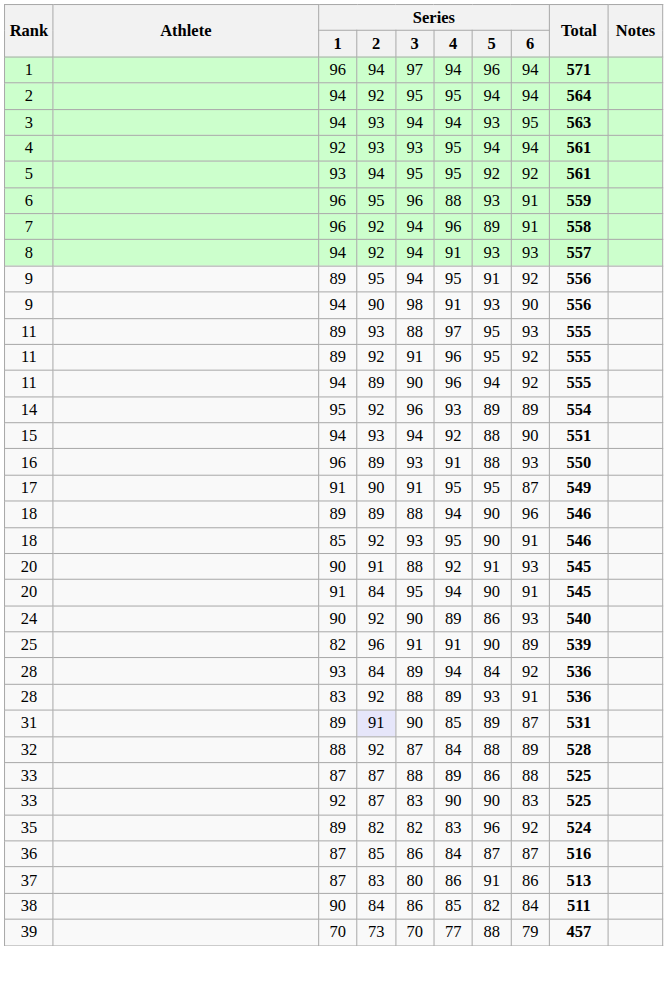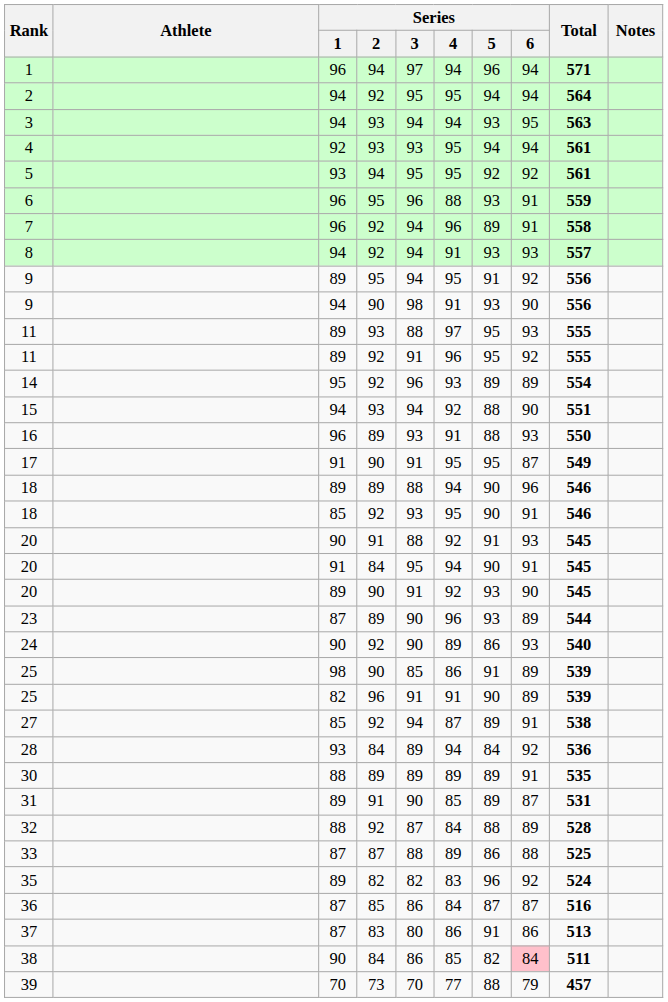- row: (29, 383)
+ row: (29, 592)
+ row: (29, 618)
+ row: (29, 670)
+ row: (29, 723)
- row: (29, 697)
+ row: (29, 775)
(376, 723) lavender background -> (376, 801) no background
- row: (29, 801)
(530, 906) no background -> (530, 958) pink background
